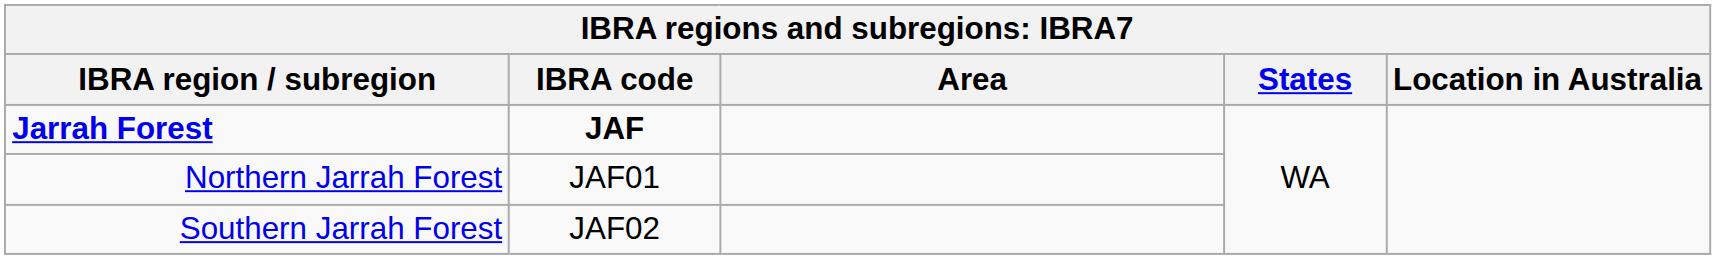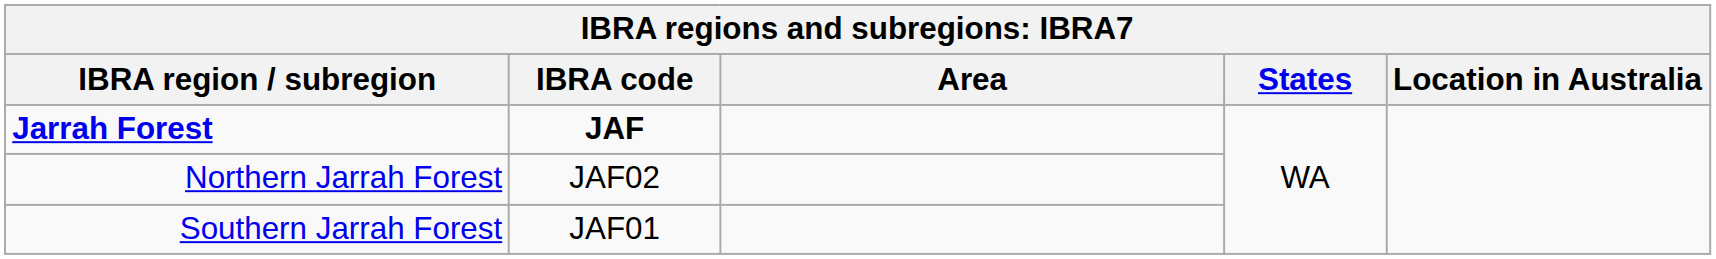(615, 178) JAF01 -> (615, 178) JAF02
(615, 228) JAF02 -> (615, 228) JAF01
